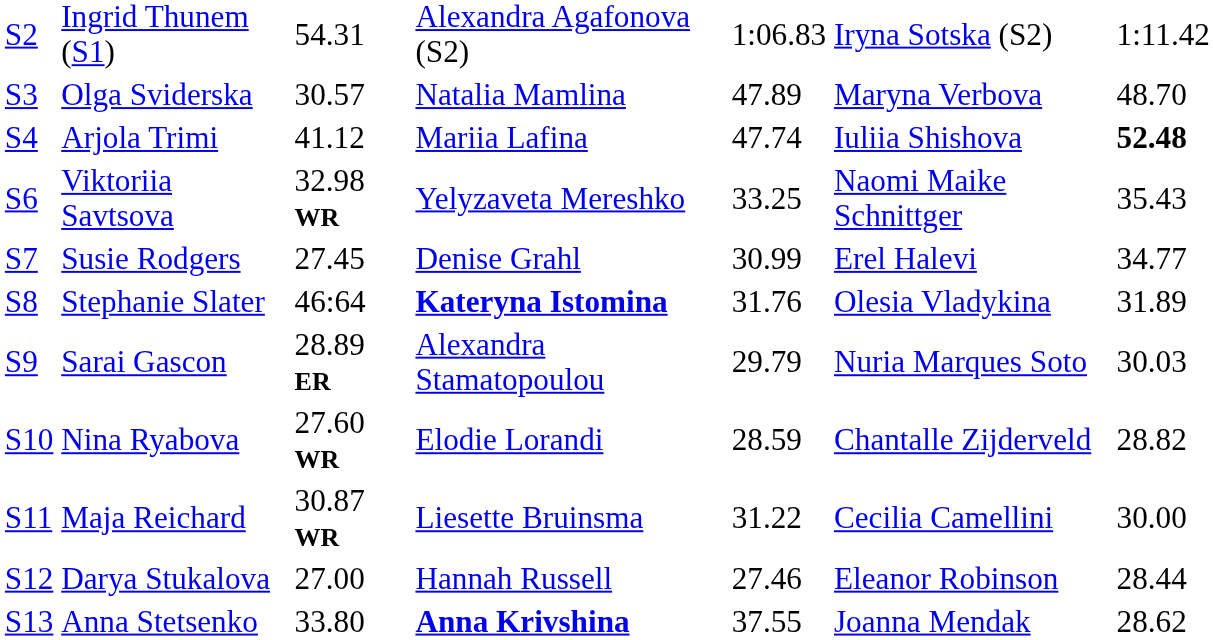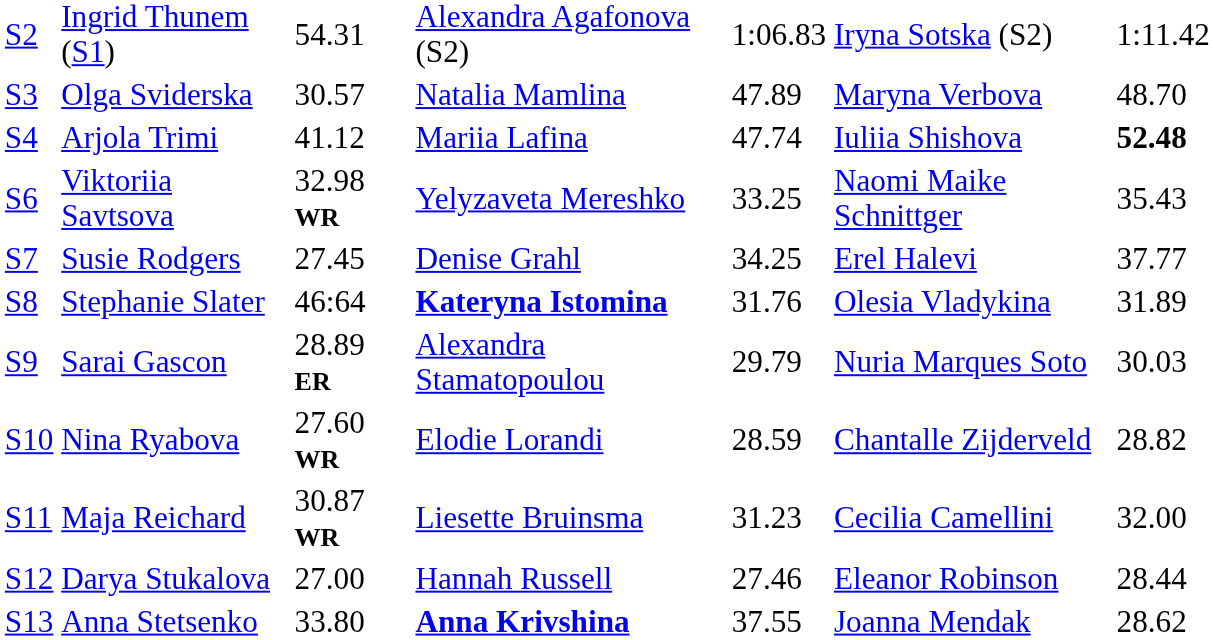(767, 258) 30.99 -> (767, 258) 34.25
(1152, 258) 34.77 -> (1152, 258) 37.77
(767, 518) 31.22 -> (767, 518) 31.23
(1152, 518) 30.00 -> (1152, 518) 32.00
